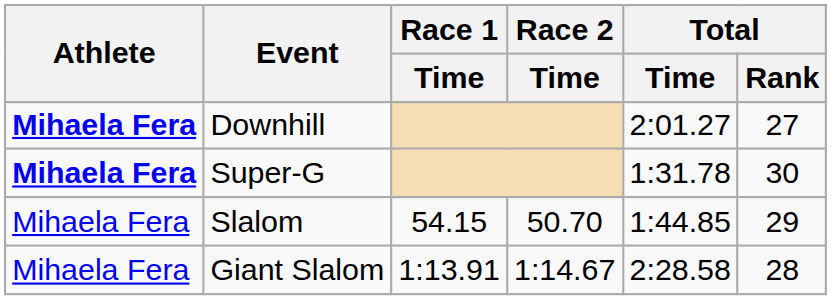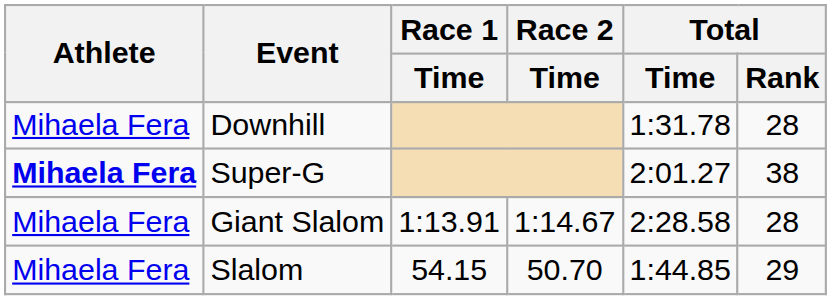(104, 125) bold -> (101, 125) normal
(680, 125) 2:01.27 -> (680, 125) 1:31.78
(782, 125) 27 -> (782, 125) 28
(680, 173) 1:31.78 -> (680, 173) 2:01.27
(782, 173) 30 -> (782, 173) 38
rows swapped: (297, 269) <-> (257, 221)
